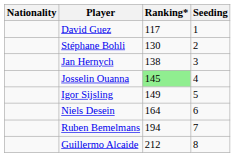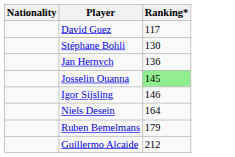- column: (210, 12)
(153, 62) 138 -> (153, 62) 136
(153, 95) 149 -> (153, 95) 146
(153, 128) 194 -> (153, 128) 179
